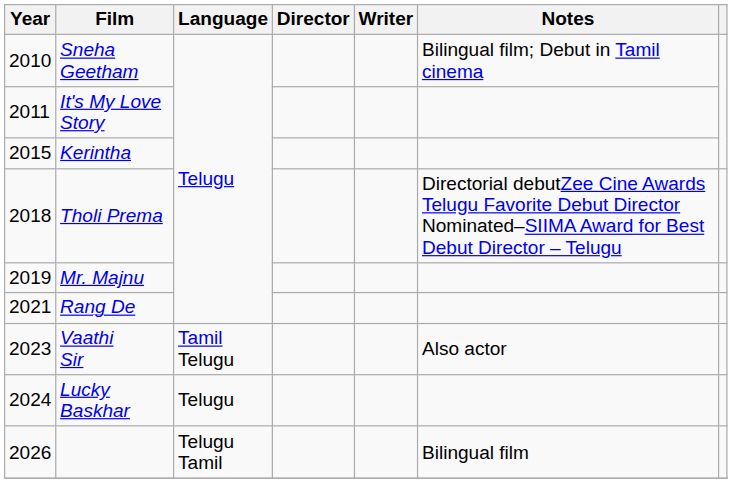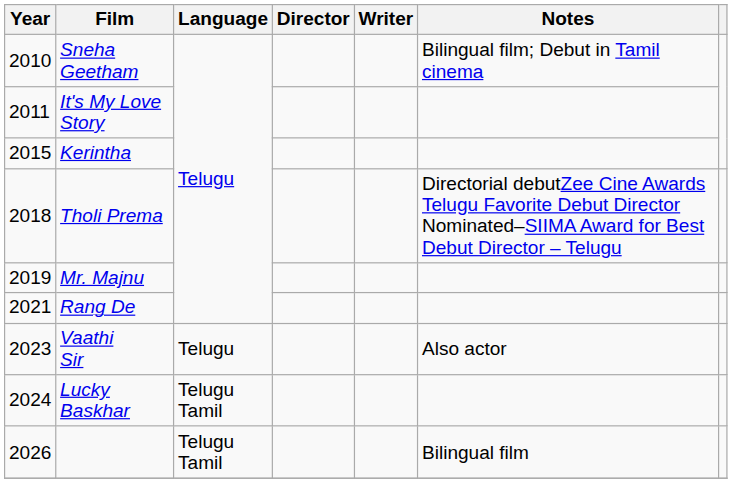(206, 348) Tamil Telugu -> (206, 348) Telugu
(206, 400) Telugu -> (206, 400) Telugu Tamil
